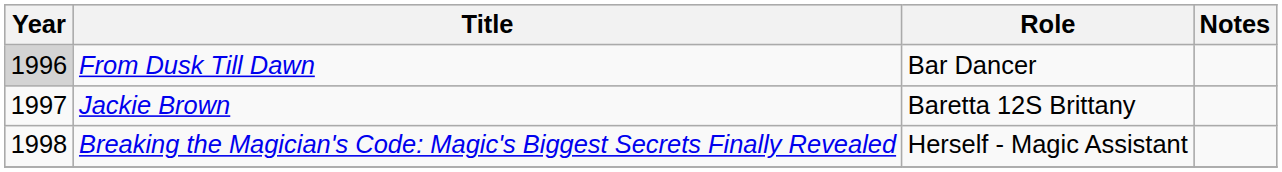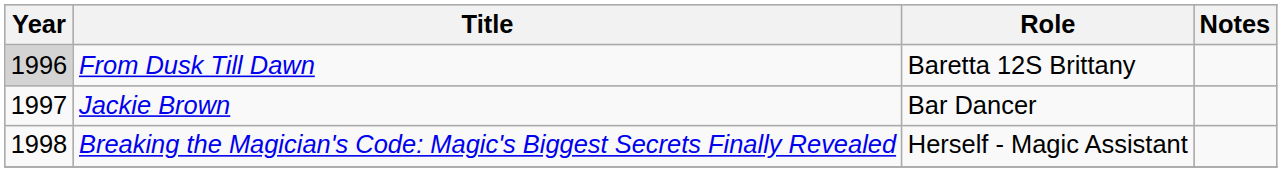(972, 65) Bar Dancer -> (1022, 65) Baretta 12S Brittany
(1022, 105) Baretta 12S Brittany -> (972, 105) Bar Dancer
